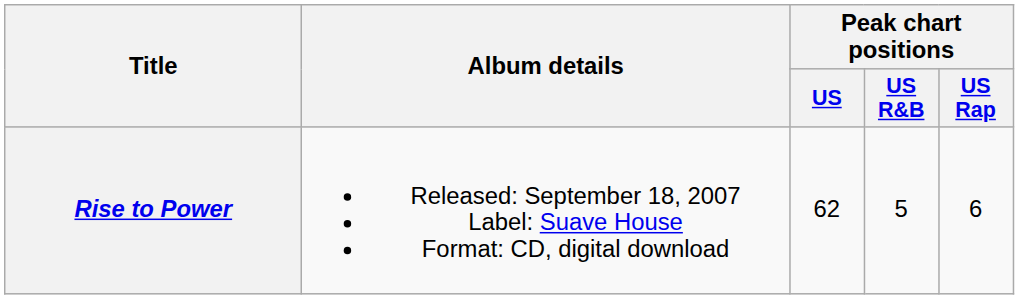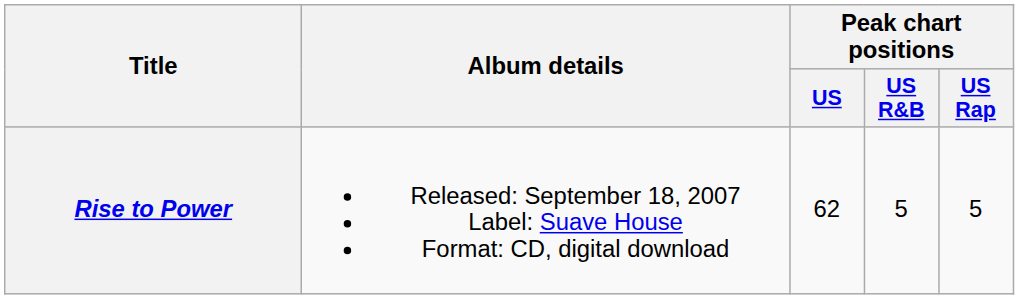(976, 209) 6 -> (976, 209) 5
